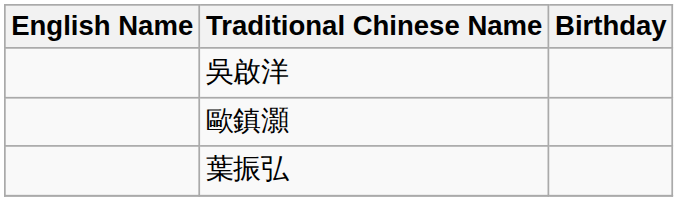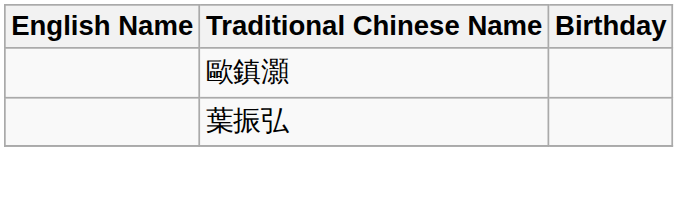- row: (247, 71)
